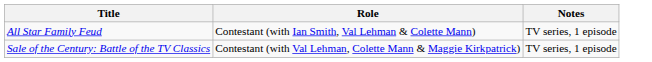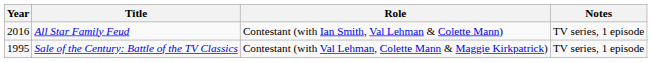+ column: (18, 13)
